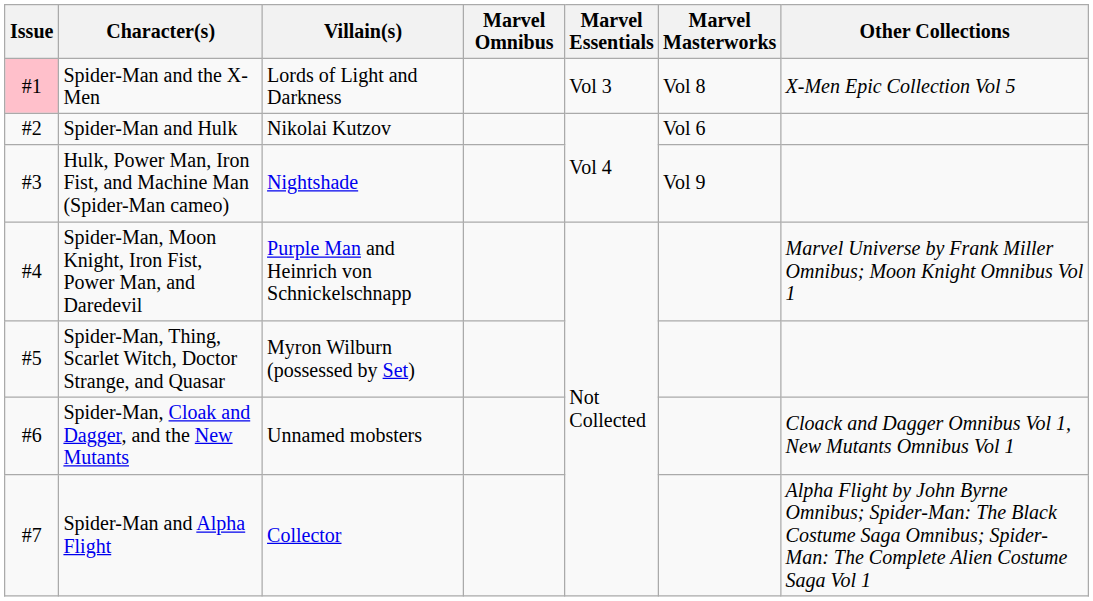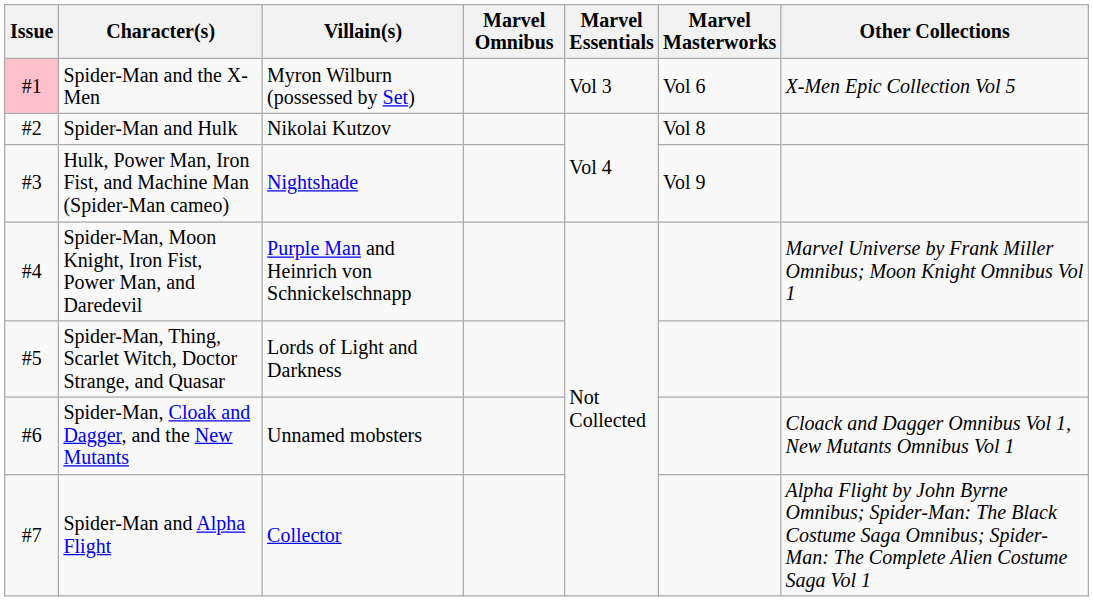(342, 85) Lords of Light and Darkness -> (341, 85) Myron Wilburn (possessed by Set)
(684, 85) Vol 8 -> (684, 85) Vol 6
(684, 128) Vol 6 -> (684, 128) Vol 8
(341, 358) Myron Wilburn (possessed by Set) -> (342, 358) Lords of Light and Darkness
